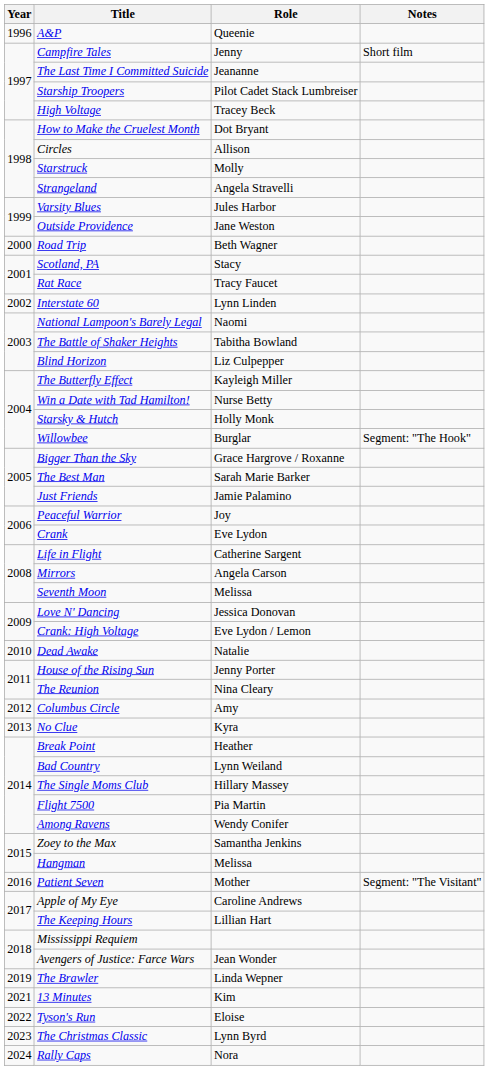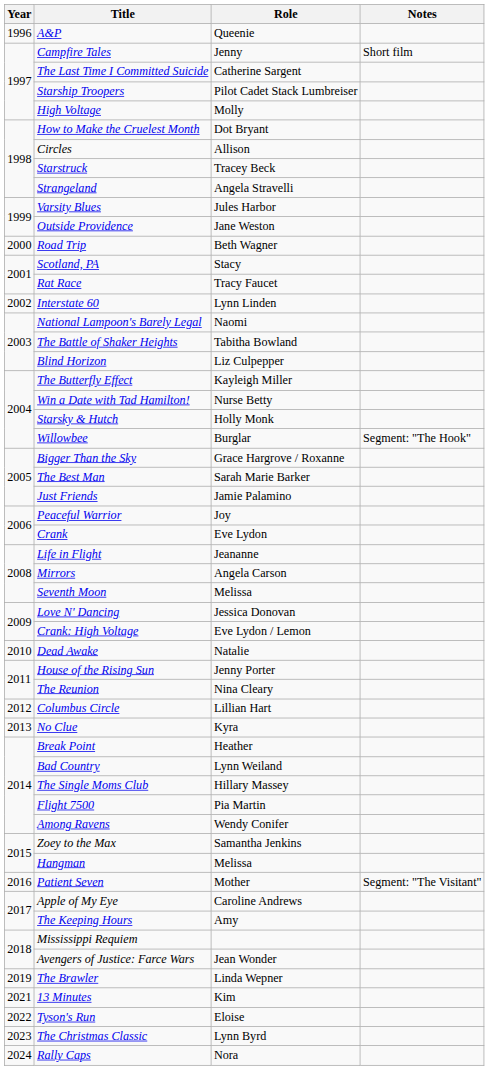(236, 71) Jeananne -> (258, 71) Catherine Sargent
(245, 110) Tracey Beck -> (229, 110) Molly
(229, 168) Molly -> (245, 168) Tracey Beck
(258, 554) Catherine Sargent -> (236, 554) Jeananne
(226, 708) Amy -> (242, 708) Lillian Hart
(242, 920) Lillian Hart -> (226, 920) Amy
